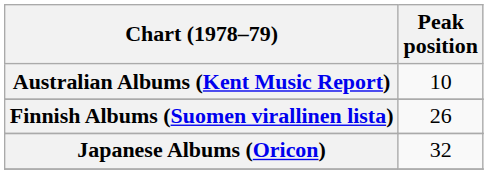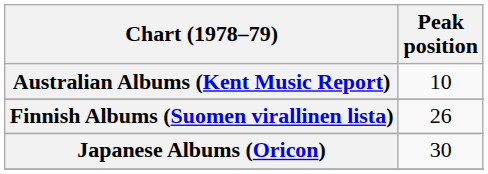(441, 150) 32 -> (441, 150) 30
